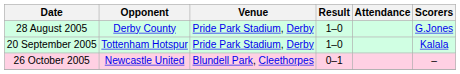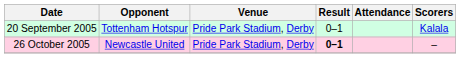- row: (52, 28)
(334, 45) 1–0 -> (334, 28) 0–1
(253, 61) Blundell Park, Cleethorpes -> (253, 45) Pride Park Stadium, Derby
(334, 61) normal -> (334, 45) bold
